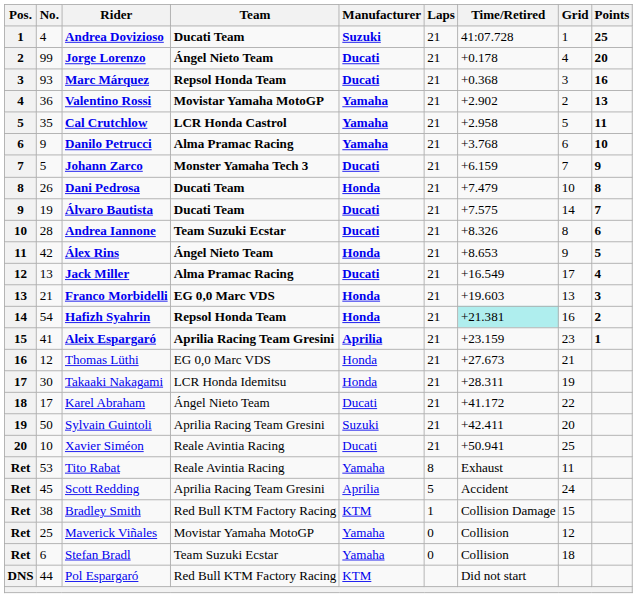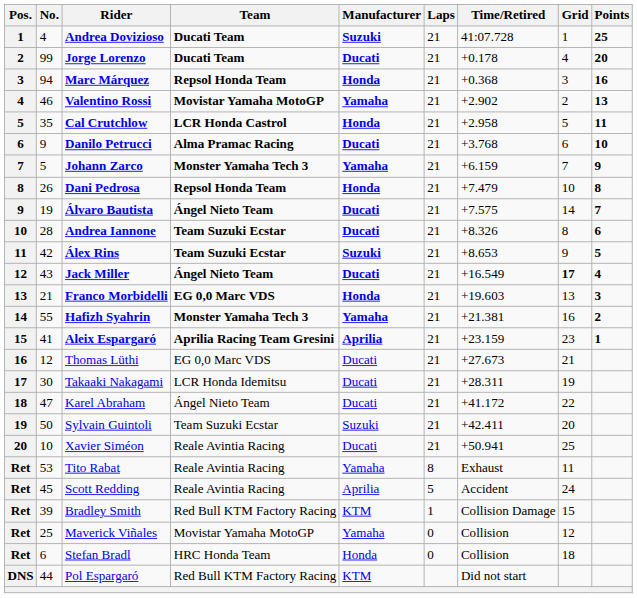(223, 58) Ángel Nieto Team -> (209, 58) Ducati Team
(46, 80) 93 -> (46, 80) 94
(361, 80) Ducati -> (361, 80) Honda
(46, 101) 36 -> (46, 101) 46
(365, 123) Yamaha -> (361, 123) Honda
(365, 144) Yamaha -> (361, 144) Ducati
(361, 166) Ducati -> (365, 166) Yamaha
(209, 187) Ducati Team -> (230, 187) Repsol Honda Team
(209, 209) Ducati Team -> (223, 209) Ángel Nieto Team
(223, 252) Ángel Nieto Team -> (230, 252) Team Suzuki Ecstar
(361, 252) Honda -> (362, 252) Suzuki
(46, 274) 13 -> (46, 274) 43
(234, 274) Alma Pramac Racing -> (223, 274) Ángel Nieto Team
(568, 274) normal -> (568, 274) bold
(46, 317) 54 -> (46, 317) 55
(230, 317) Repsol Honda Team -> (241, 317) Monster Yamaha Tech 3
(361, 317) Honda -> (365, 317) Yamaha
(483, 317) paleturquoise background -> (483, 317) no background
(360, 360) Honda -> (360, 360) Ducati
(360, 381) Honda -> (360, 381) Ducati
(46, 403) 17 -> (46, 403) 47
(249, 424) Aprilia Racing Team Gresini -> (226, 424) Team Suzuki Ecstar
(249, 489) Aprilia Racing Team Gresini -> (229, 489) Reale Avintia Racing
(46, 511) 38 -> (46, 511) 39
(226, 554) Team Suzuki Ecstar -> (222, 554) HRC Honda Team
(363, 554) Yamaha -> (360, 554) Honda
